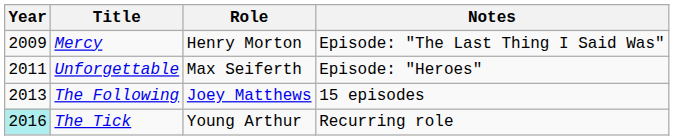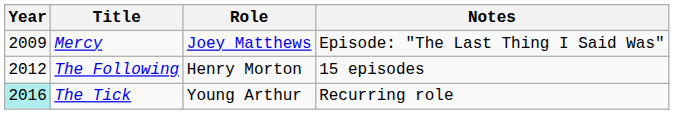(244, 44) Henry Morton -> (249, 44) Joey Matthews
- row: (117, 70)
(28, 96) 2013 -> (28, 70) 2012
(249, 96) Joey Matthews -> (244, 70) Henry Morton
